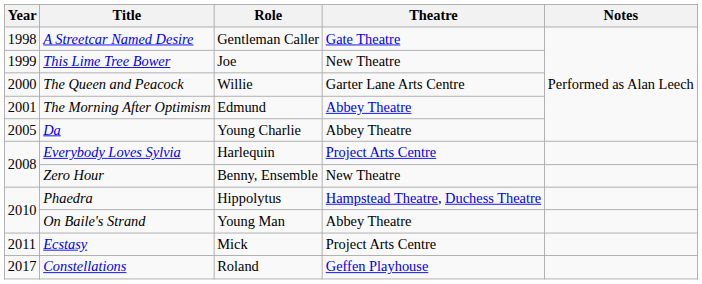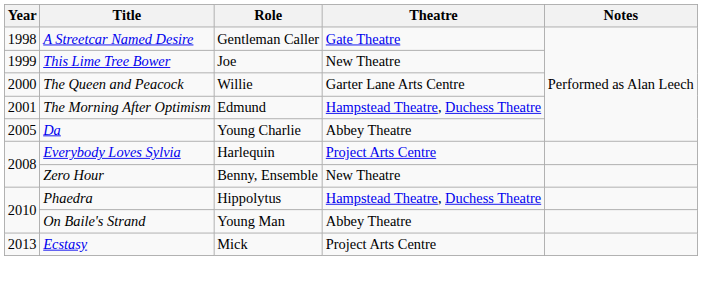(369, 107) Abbey Theatre -> (433, 107) Hampstead Theatre, Duchess Theatre
(22, 244) 2011 -> (22, 244) 2013
- row: (85, 267)
